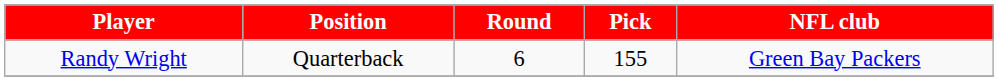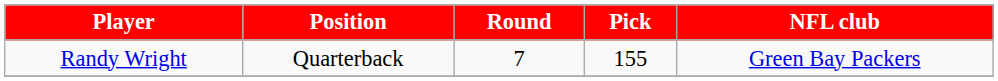(519, 57) 6 -> (519, 57) 7
